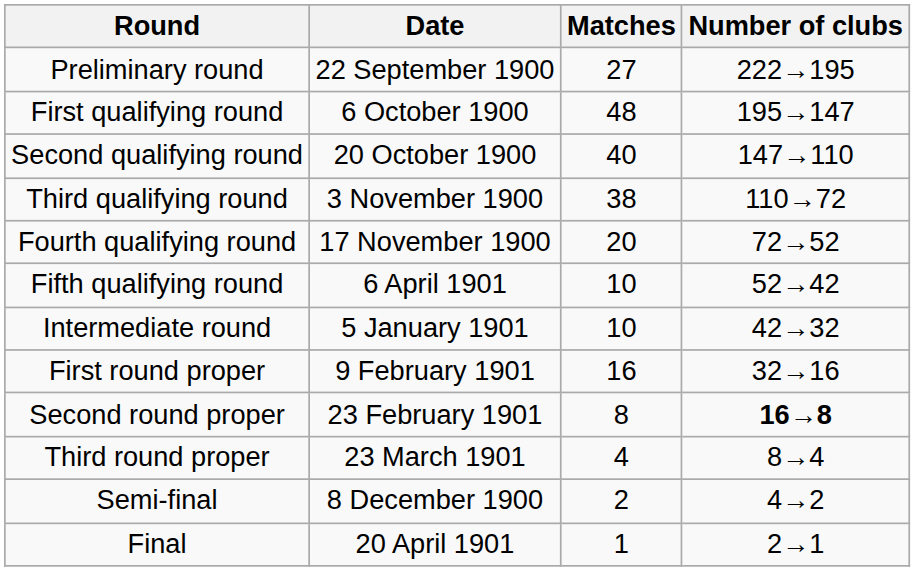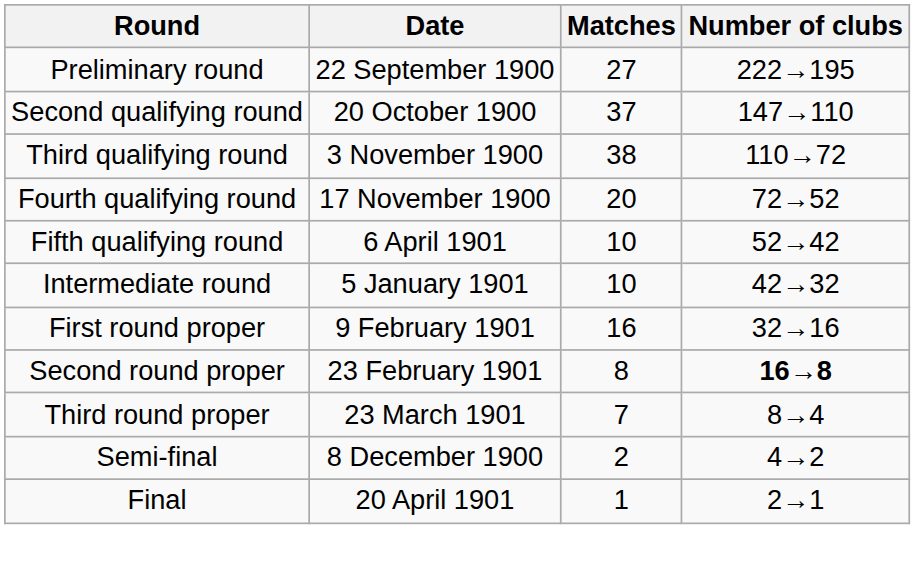- row: (157, 112)
(621, 155) 40 -> (621, 112) 37
(621, 457) 4 -> (621, 414) 7
